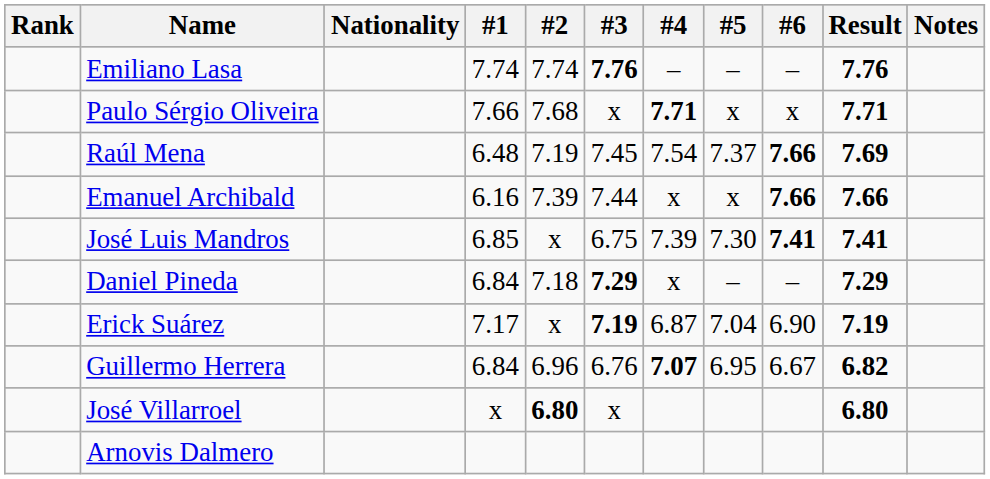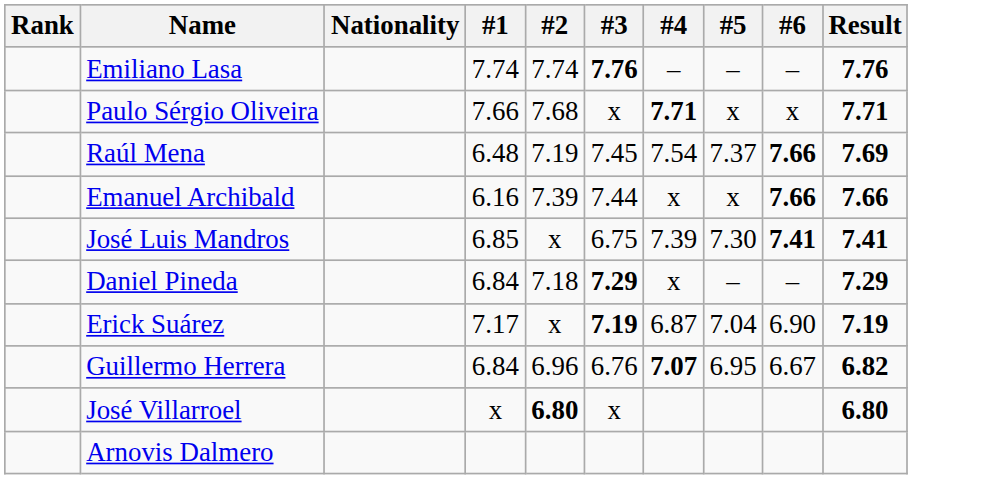- column: (946, 25)
